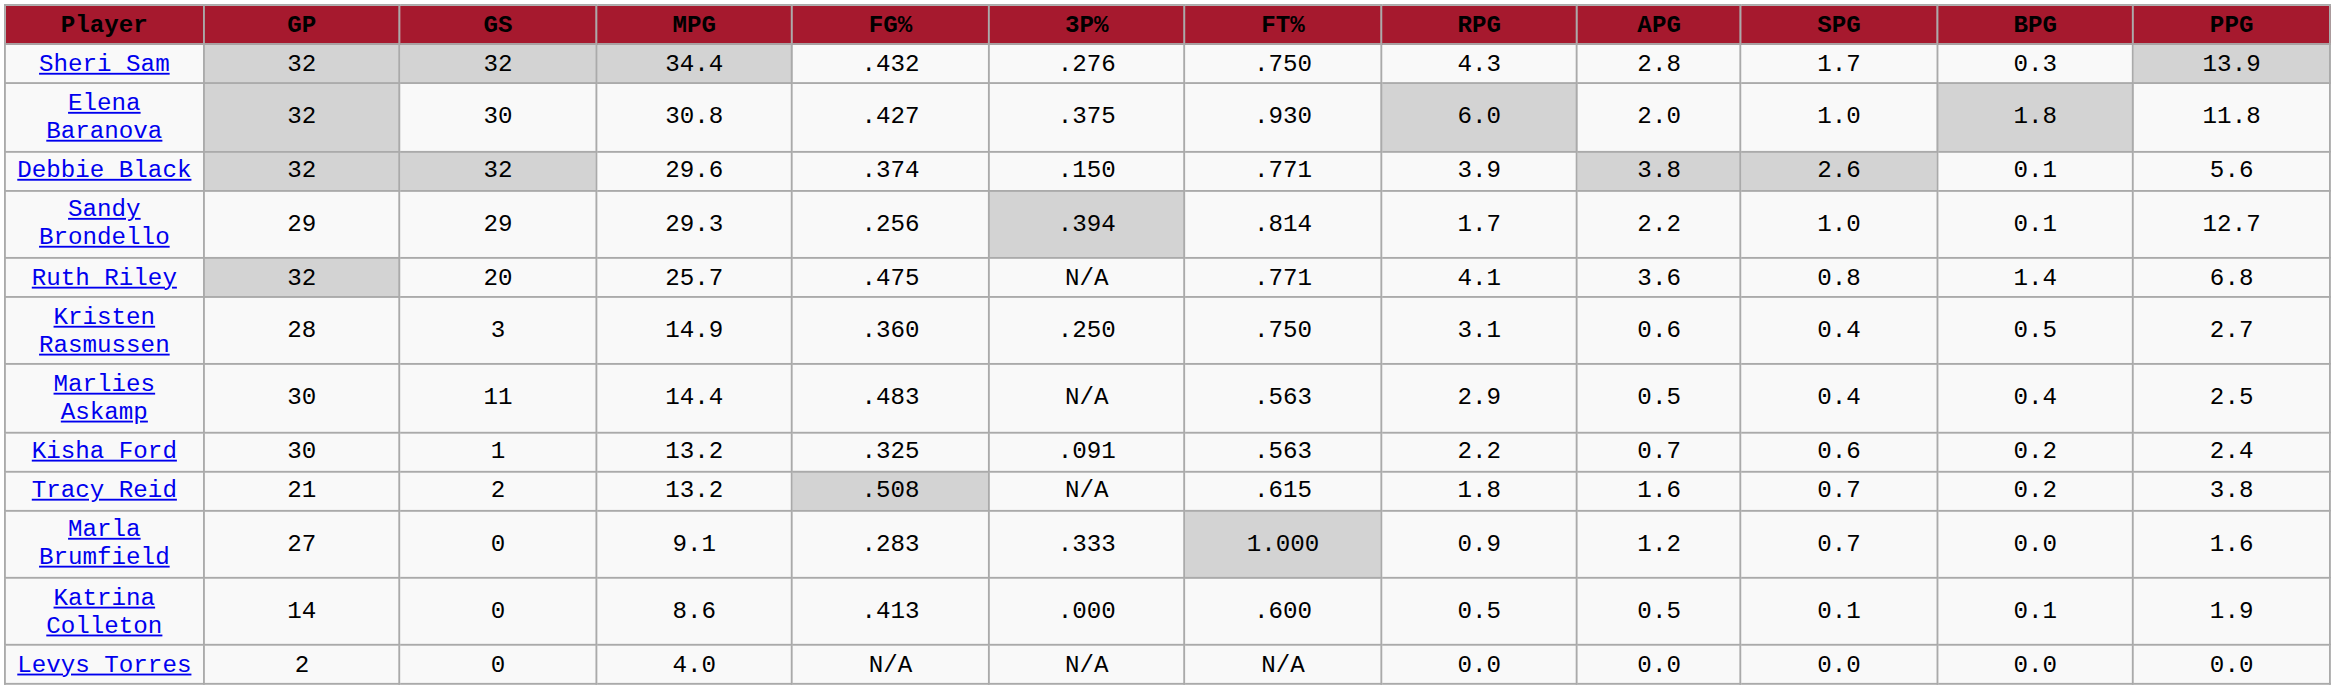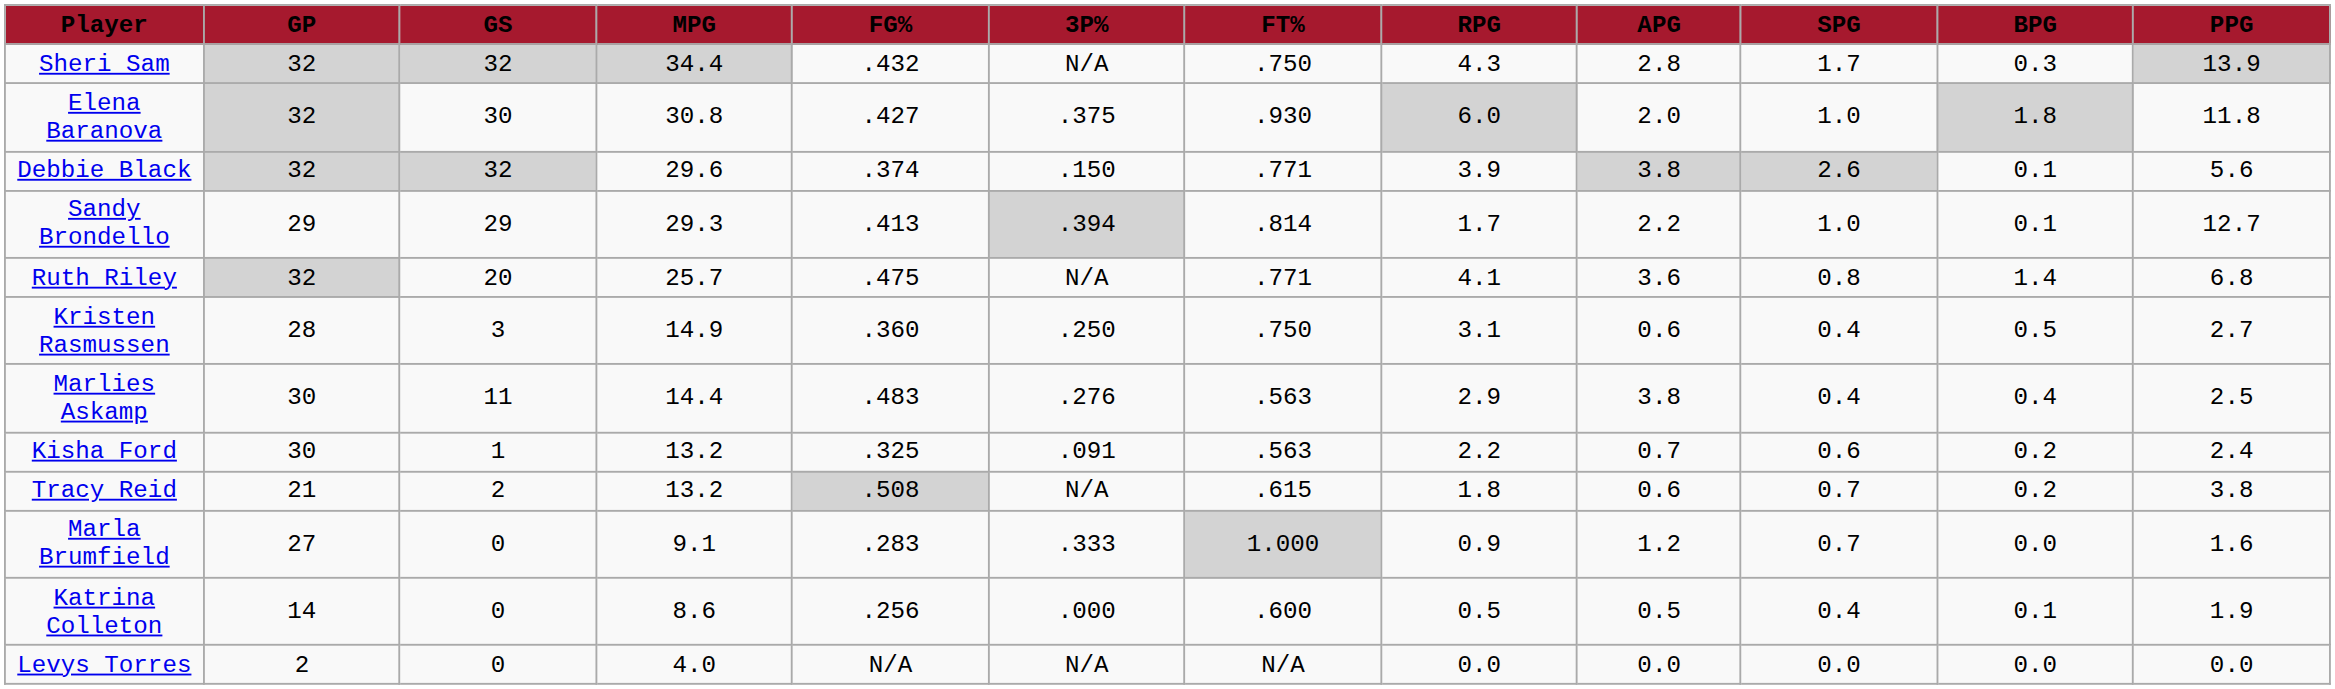(1087, 64) .276 -> (1087, 64) N/A
(891, 224) .256 -> (891, 224) .413
(1087, 398) N/A -> (1087, 398) .276
(1659, 398) 0.5 -> (1659, 398) 3.8
(1659, 491) 1.6 -> (1659, 491) 0.6
(891, 612) .413 -> (891, 612) .256
(1839, 612) 0.1 -> (1839, 612) 0.4
